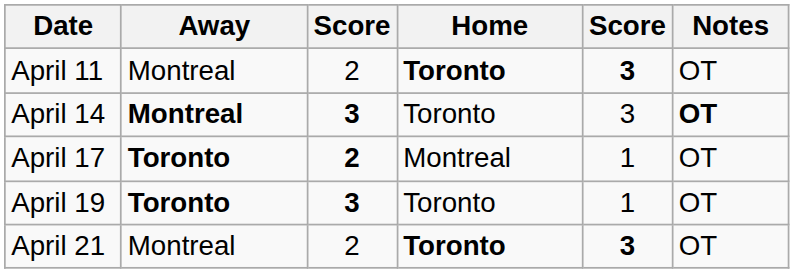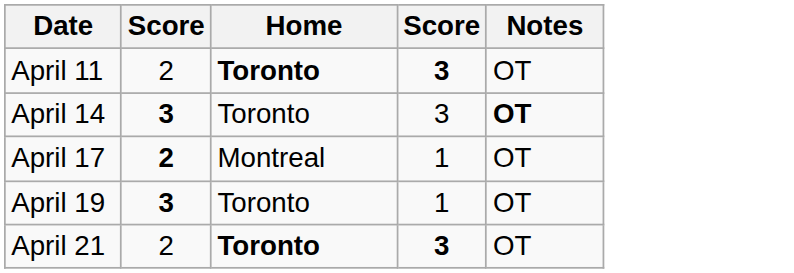- column: (214, 26)
